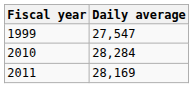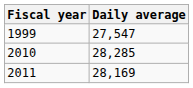(114, 53) 28,284 -> (114, 53) 28,285
